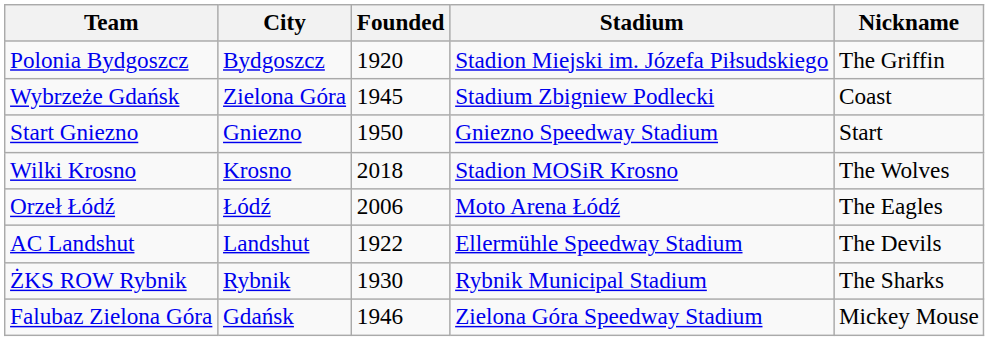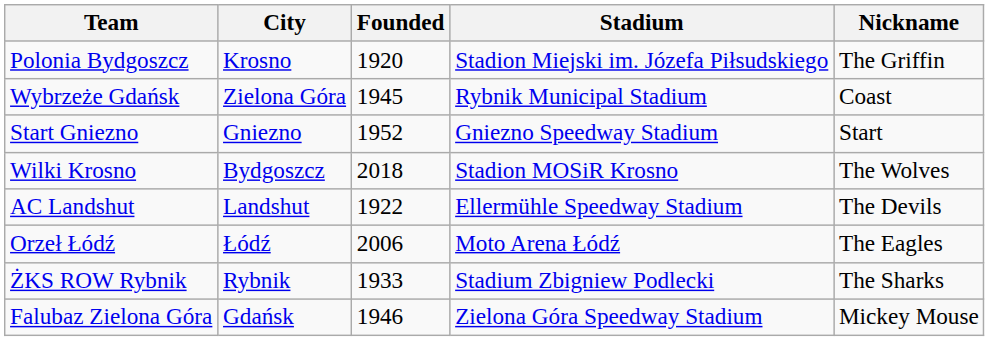(274, 59) Bydgoszcz -> (257, 59) Krosno
(585, 96) Stadium Zbigniew Podlecki -> (581, 96) Rybnik Municipal Stadium
(380, 133) 1950 -> (380, 133) 1952
(257, 170) Krosno -> (274, 170) Bydgoszcz
rows swapped: (72, 243) <-> (63, 206)
(380, 280) 1930 -> (380, 280) 1933
(581, 280) Rybnik Municipal Stadium -> (585, 280) Stadium Zbigniew Podlecki
